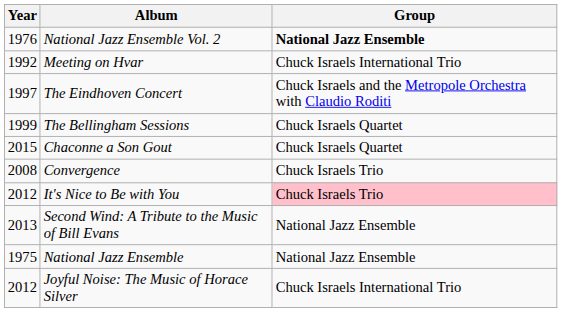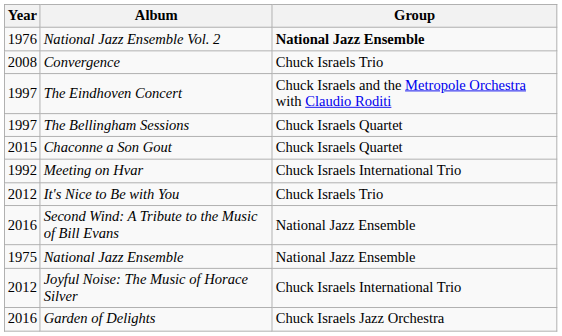rows swapped: (93, 62) <-> (82, 170)
(22, 124) 1999 -> (22, 124) 1997
(329, 194) pink background -> (329, 194) no background
(22, 225) 2013 -> (22, 225) 2016
+ row: (100, 319)
